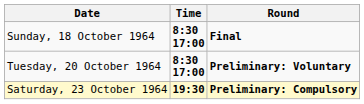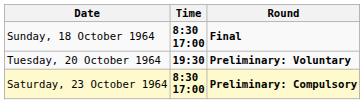(189, 66) 8:30 17:00 -> (189, 60) 19:30
(189, 90) 19:30 -> (189, 84) 8:30 17:00
